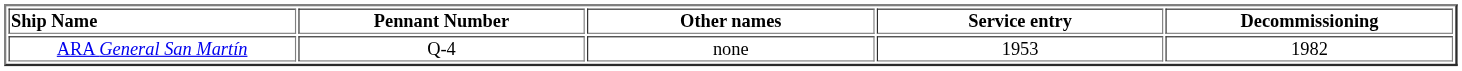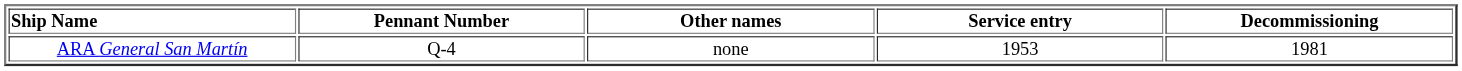(1309, 48) 1982 -> (1309, 48) 1981
